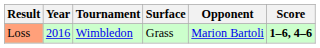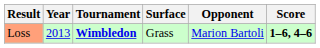(58, 33) 2016 -> (58, 33) 2013
(104, 33) normal -> (106, 33) bold
